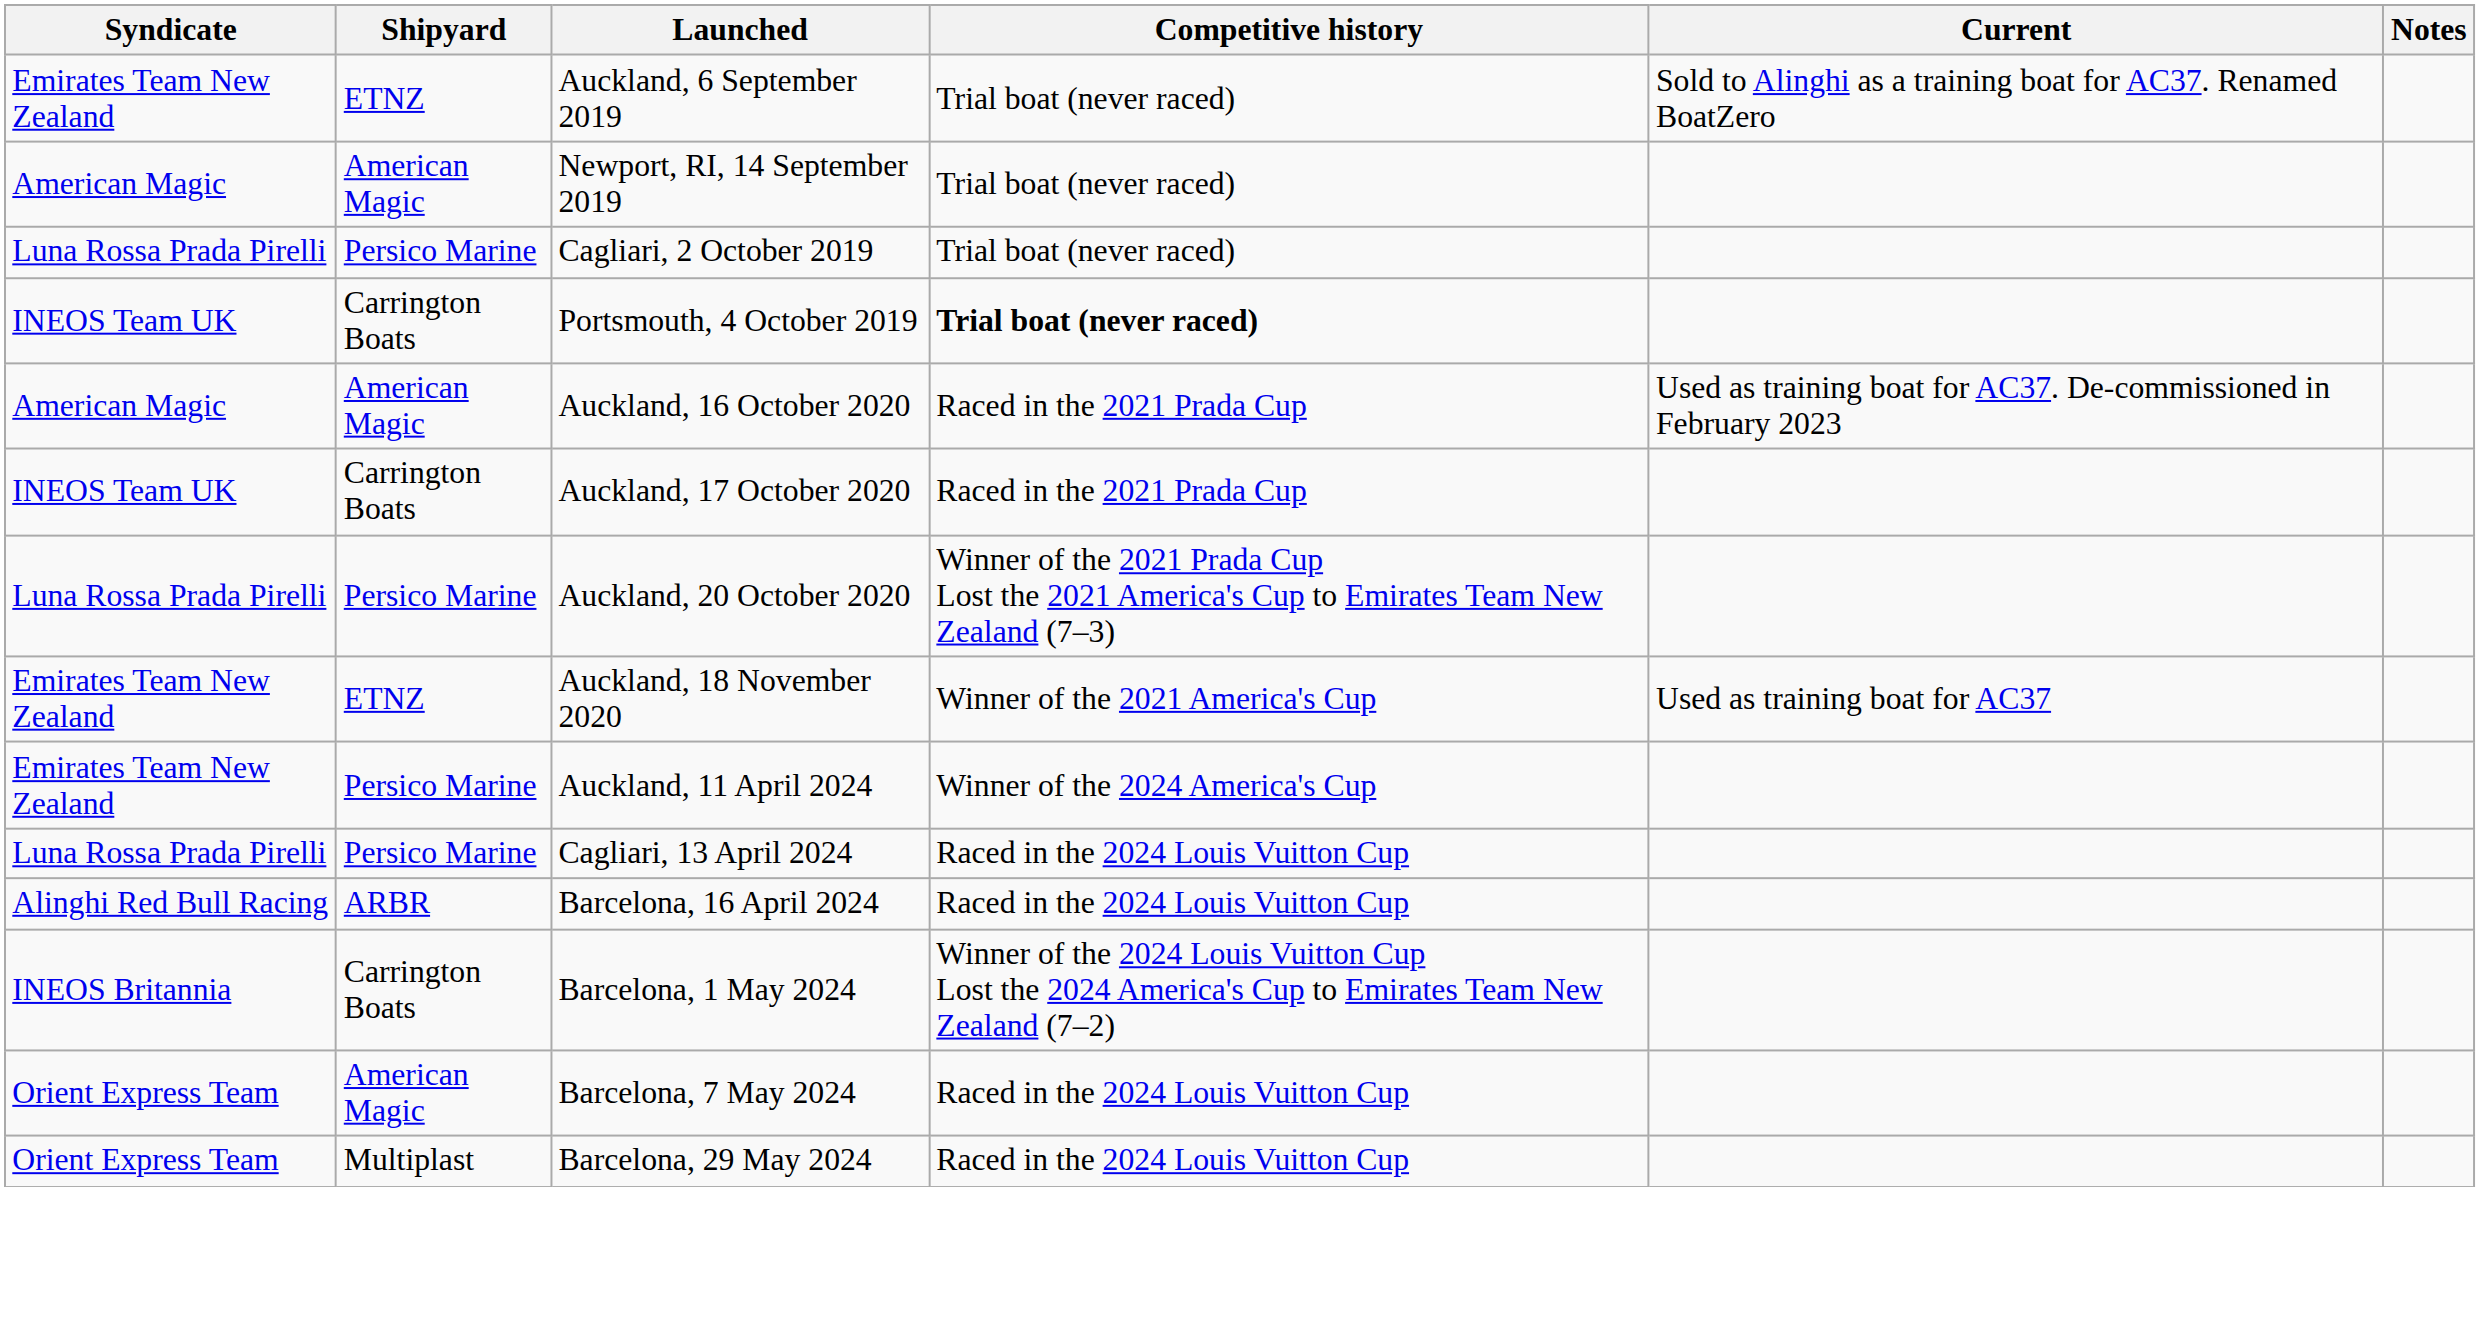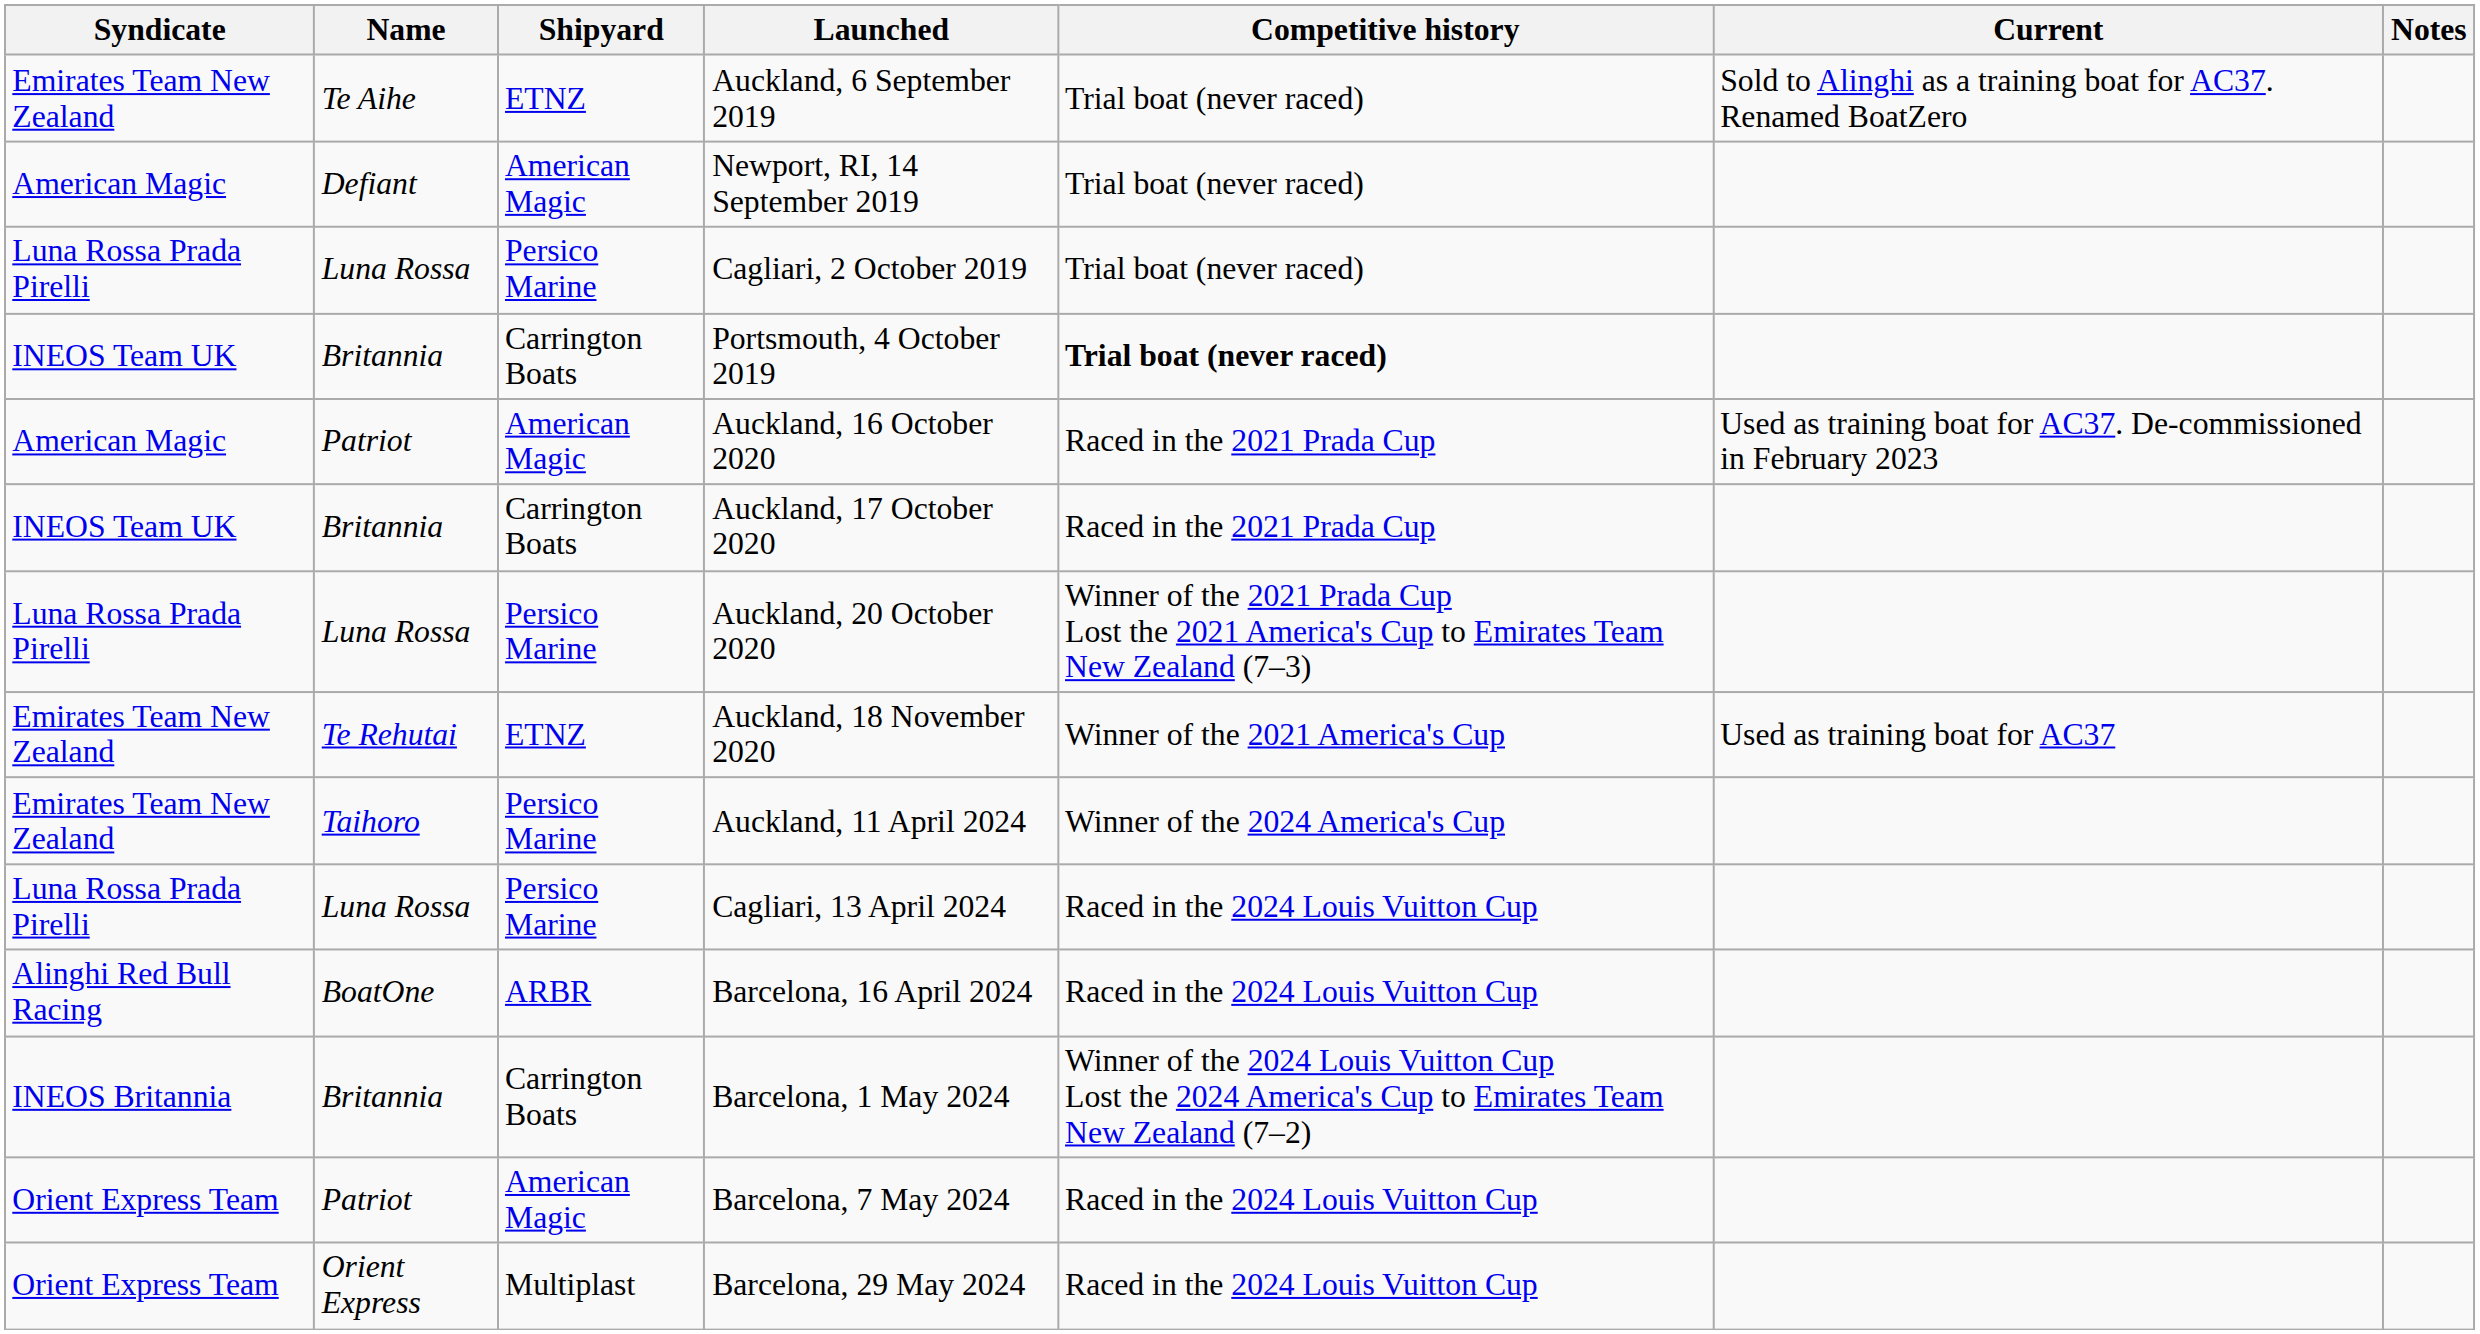+ column: (406, 29)
